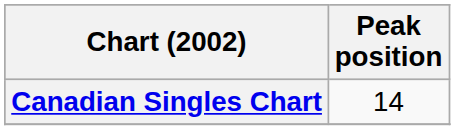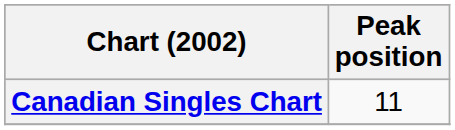(389, 101) 14 -> (389, 101) 11
